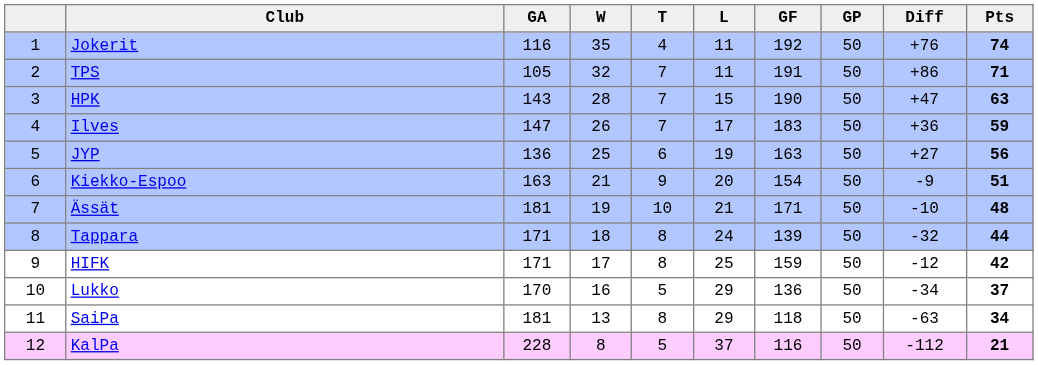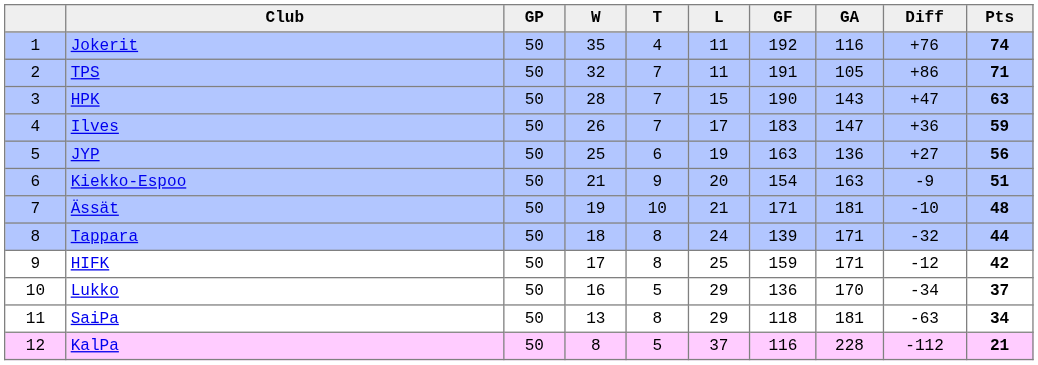columns swapped: (852, 18) <-> (537, 18)
